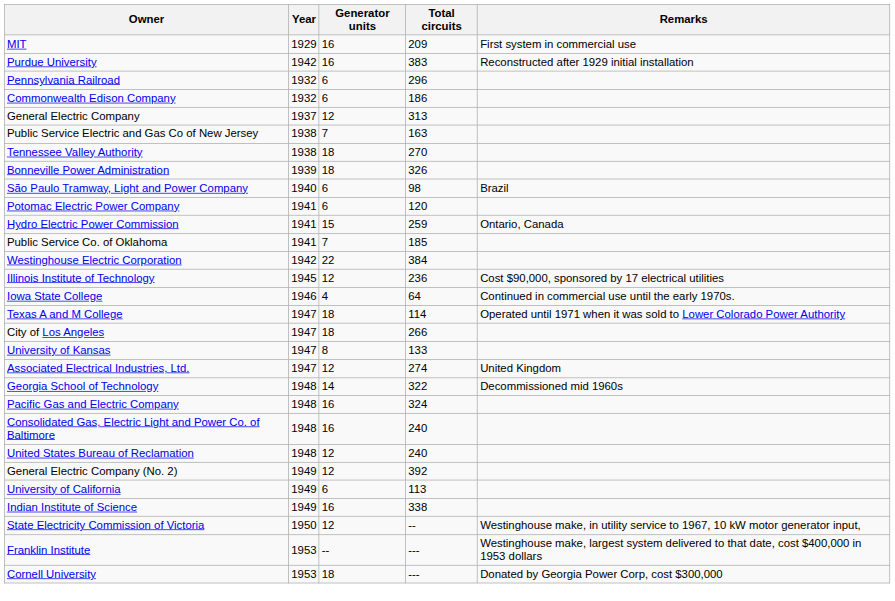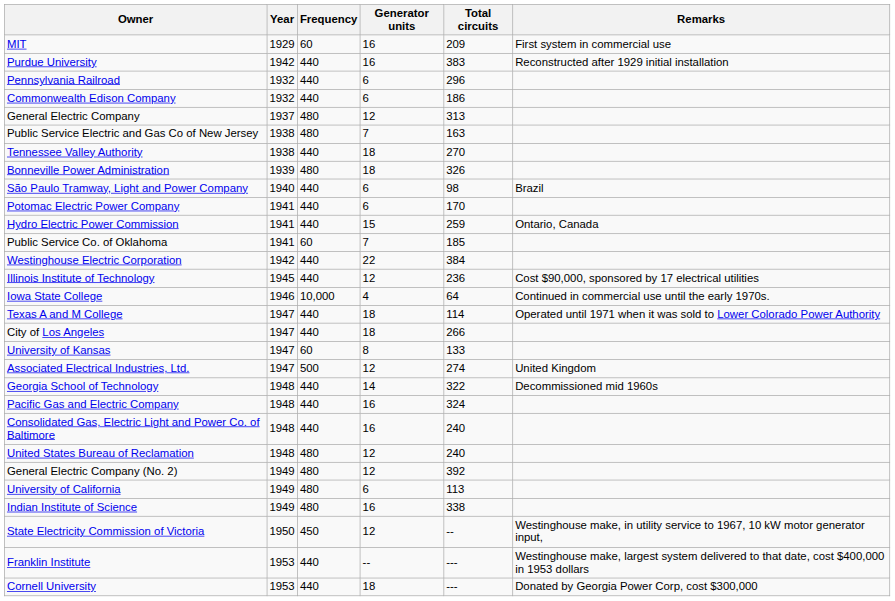+ column: (329, 19)
(418, 206) 120 -> (456, 206) 170
